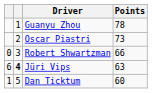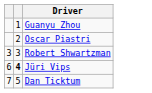- column: (130, 11)
(9, 53) 0 -> (9, 53) 3
(9, 81) 1 -> (9, 81) 7
